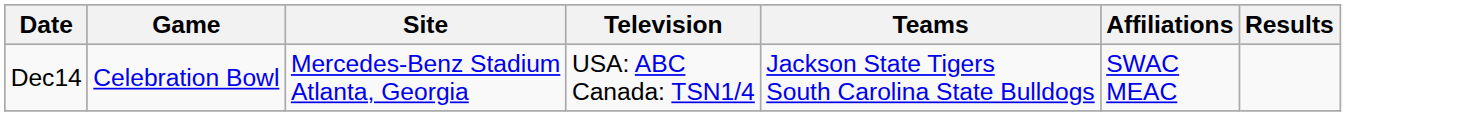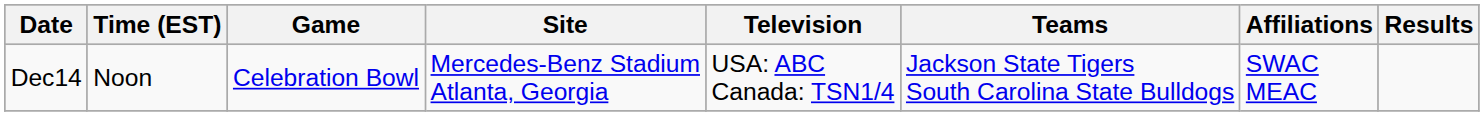+ column: (157, 25)
